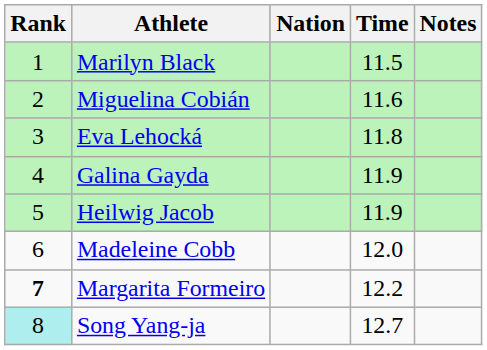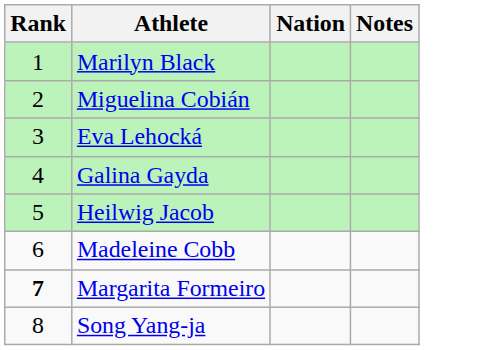- column: (382, 23)
(38, 325) paleturquoise background -> (38, 325) no background
